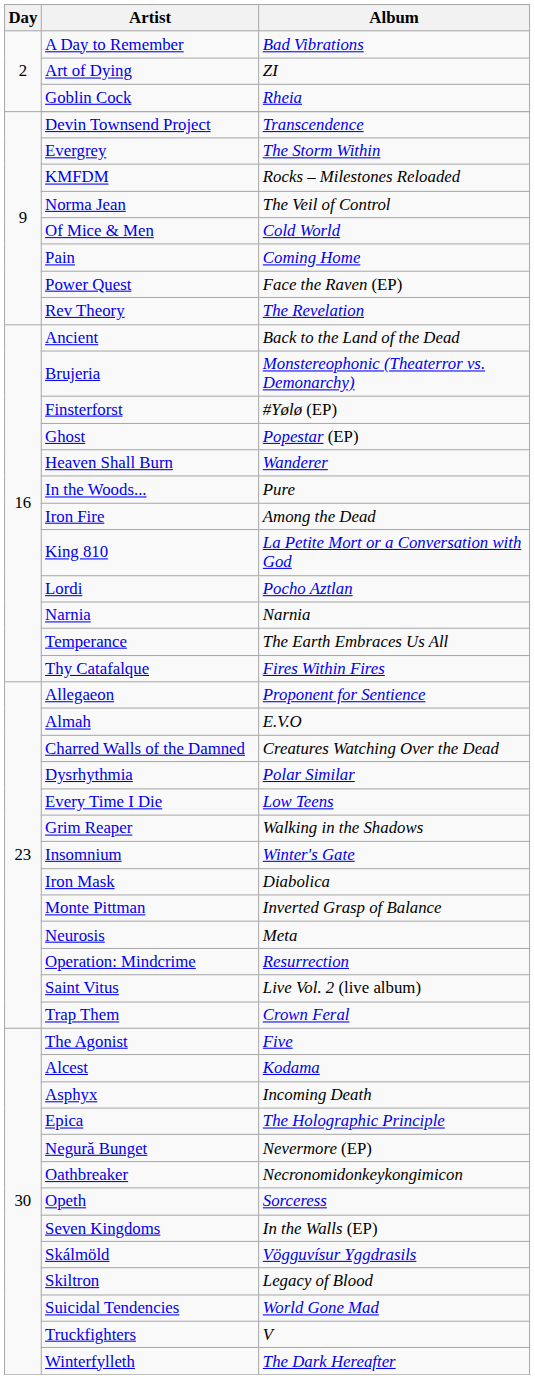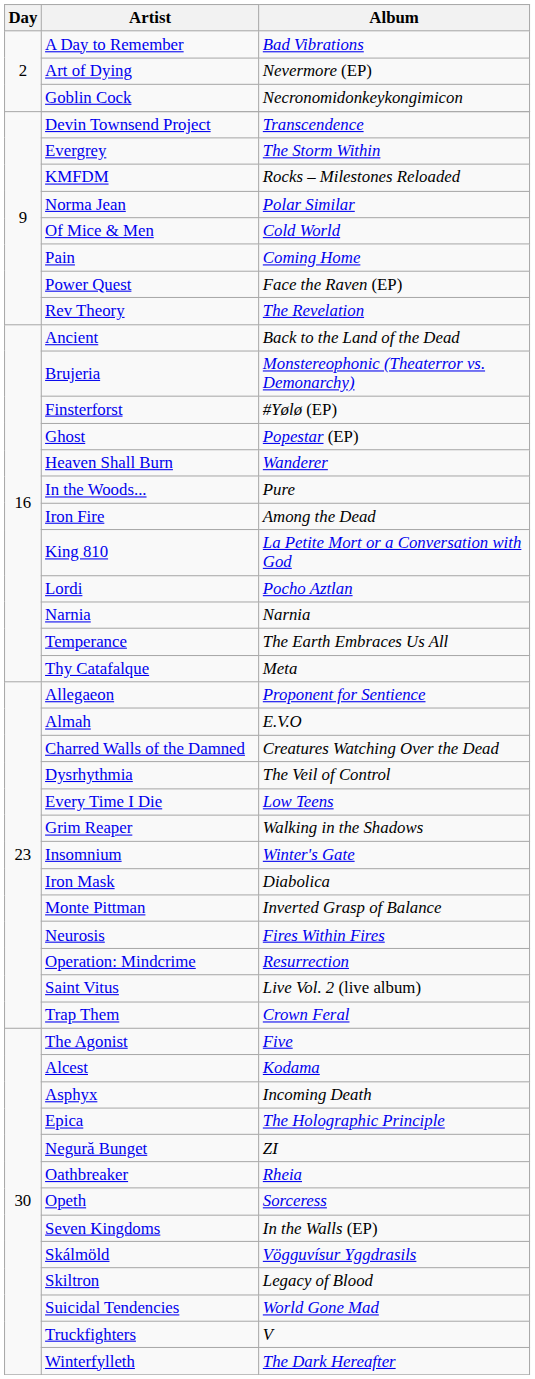(270, 71) ZI -> (317, 71) Nevermore (EP)
(282, 97) Rheia -> (363, 97) Necronomidonkeykongimicon
(327, 204) The Veil of Control -> (309, 204) Polar Similar
(324, 668) Fires Within Fires -> (280, 668) Meta
(309, 775) Polar Similar -> (327, 775) The Veil of Control
(280, 934) Meta -> (324, 934) Fires Within Fires
(317, 1148) Nevermore (EP) -> (270, 1148) ZI
(363, 1174) Necronomidonkeykongimicon -> (282, 1174) Rheia
